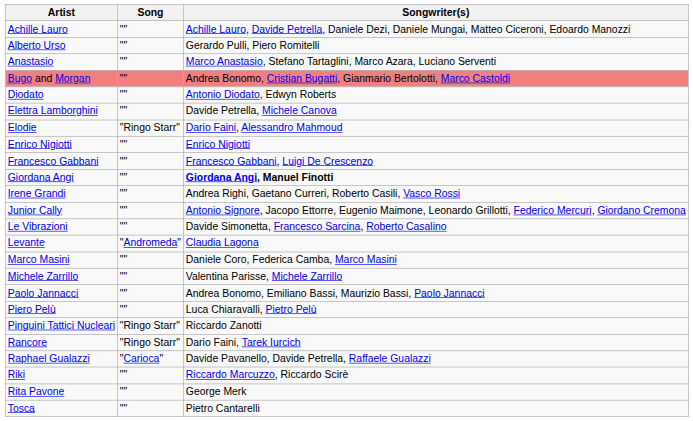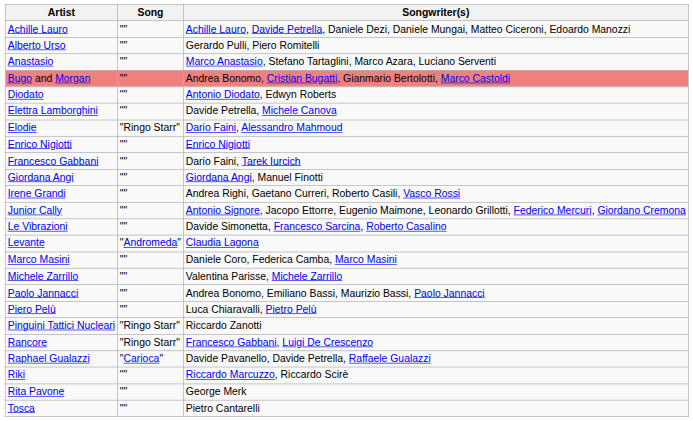(279, 161) Francesco Gabbani, Luigi De Crescenzo -> (243, 161) Dario Faini, Tarek Iurcich
(260, 177) bold -> (254, 177) normal
(243, 342) Dario Faini, Tarek Iurcich -> (279, 342) Francesco Gabbani, Luigi De Crescenzo
